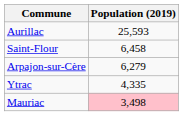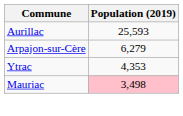- row: (32, 48)
(133, 84) 4,335 -> (133, 66) 4,353
